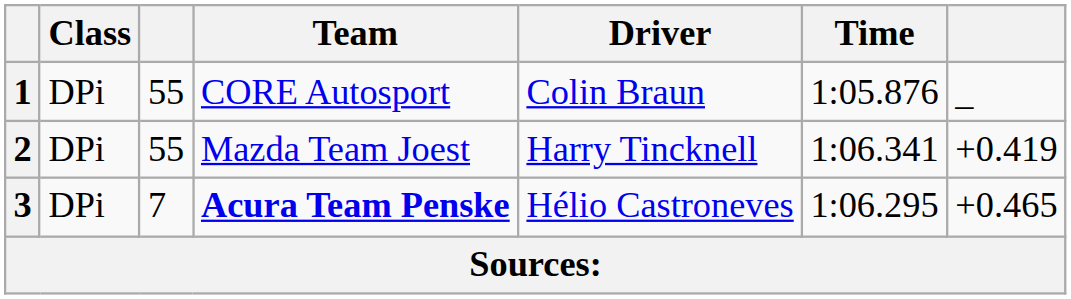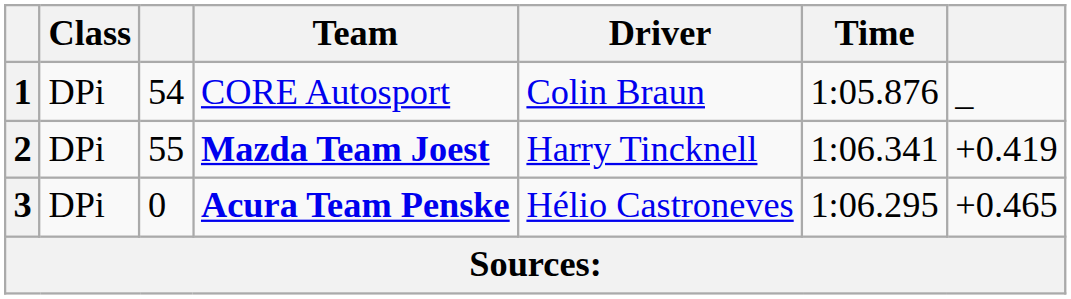(166, 90) 55 -> (166, 90) 54
(336, 148) normal -> (345, 148) bold
(157, 206) 7 -> (157, 206) 0
